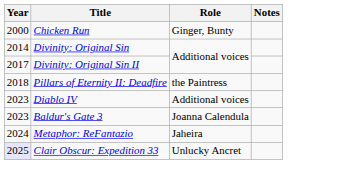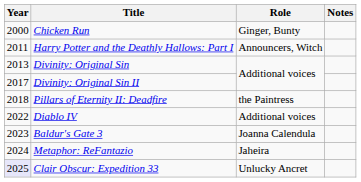+ row: (133, 47)
(18, 47) 2014 -> (18, 64) 2013
(18, 99) 2023 -> (18, 116) 2022
